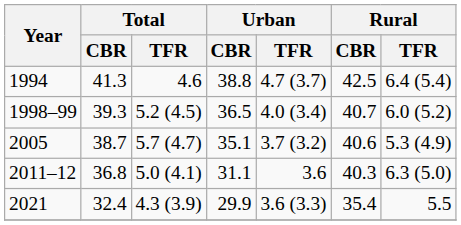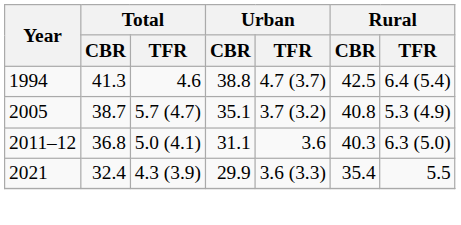- row: (43, 111)
(359, 142) 40.6 -> (359, 111) 40.8
